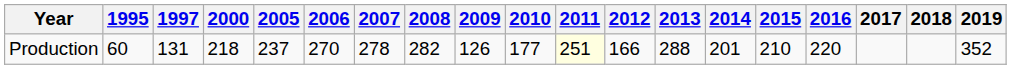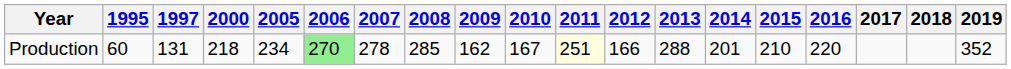(273, 49) 237 -> (273, 49) 234
(324, 49) no background -> (324, 49) lightgreen background
(424, 49) 282 -> (424, 49) 285
(475, 49) 126 -> (475, 49) 162
(525, 49) 177 -> (525, 49) 167
